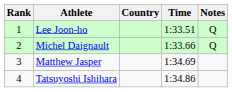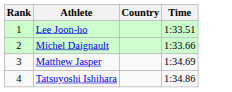- column: (213, 12)
